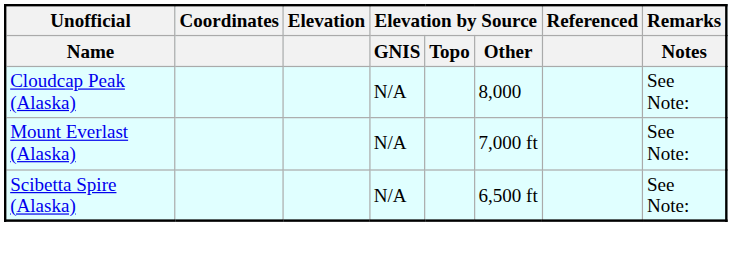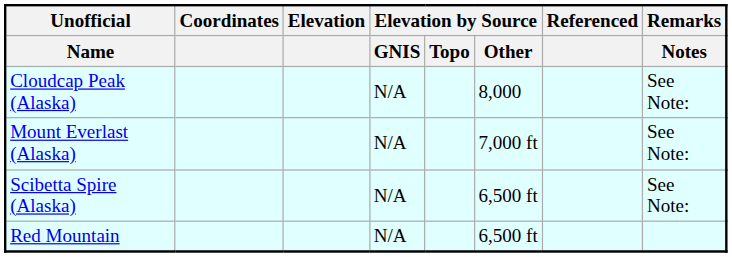+ row: (65, 236)
